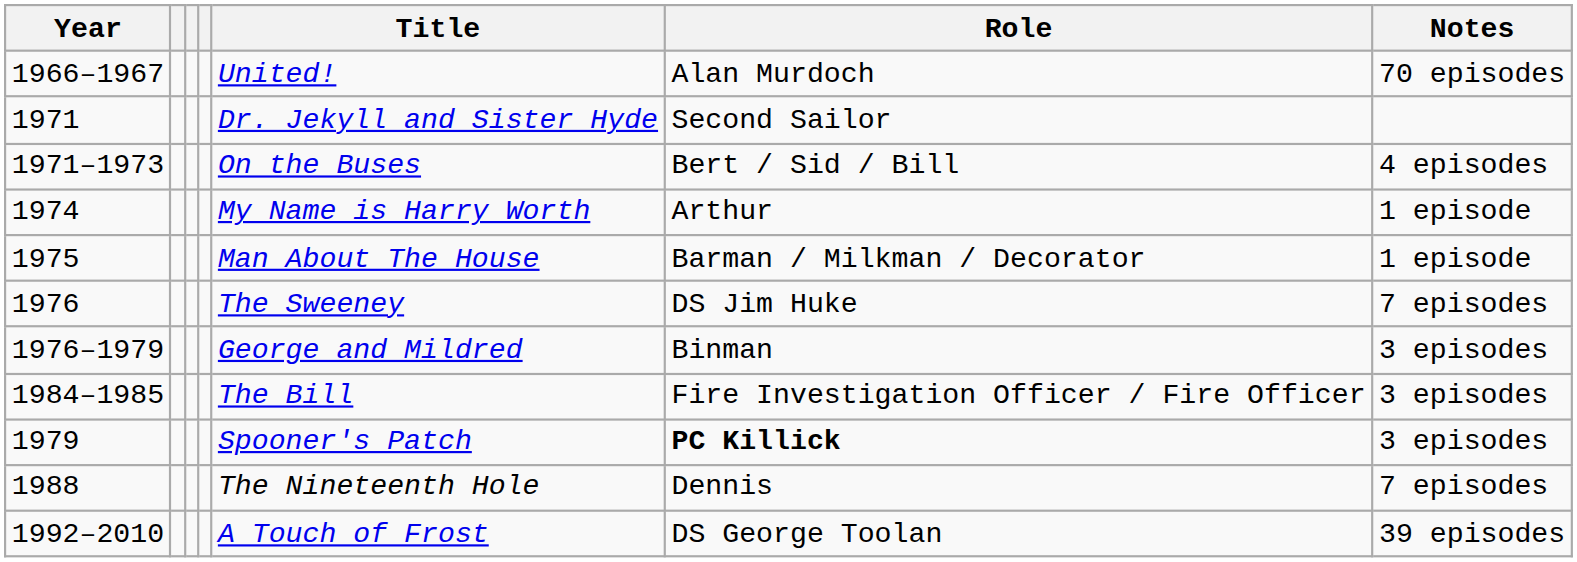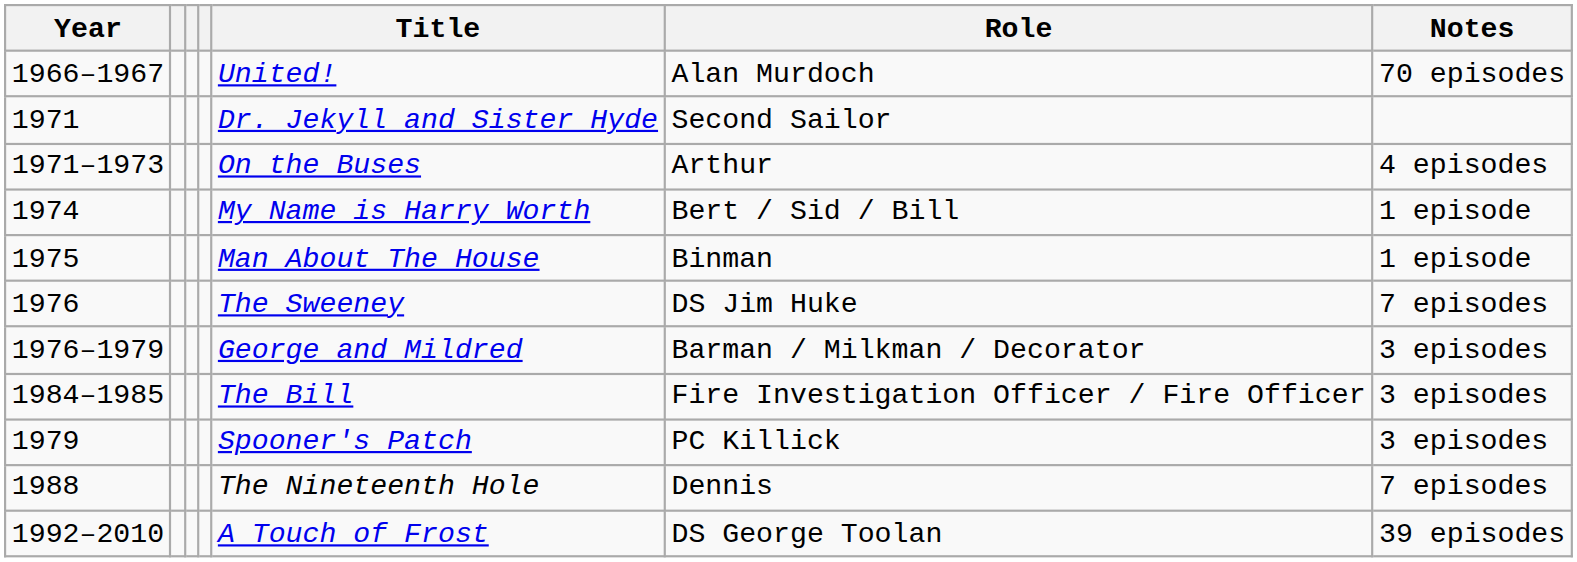(815, 166) Bert / Sid / Bill -> (722, 166) Arthur
(722, 212) Arthur -> (815, 212) Bert / Sid / Bill
(908, 258) Barman / Milkman / Decorator -> (722, 258) Binman
(722, 350) Binman -> (908, 350) Barman / Milkman / Decorator
(756, 442) bold -> (756, 442) normal
